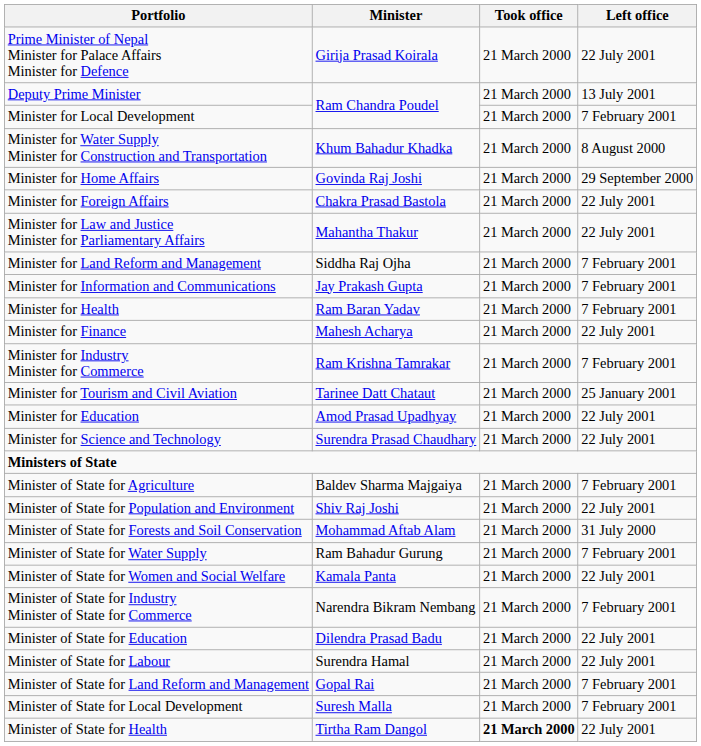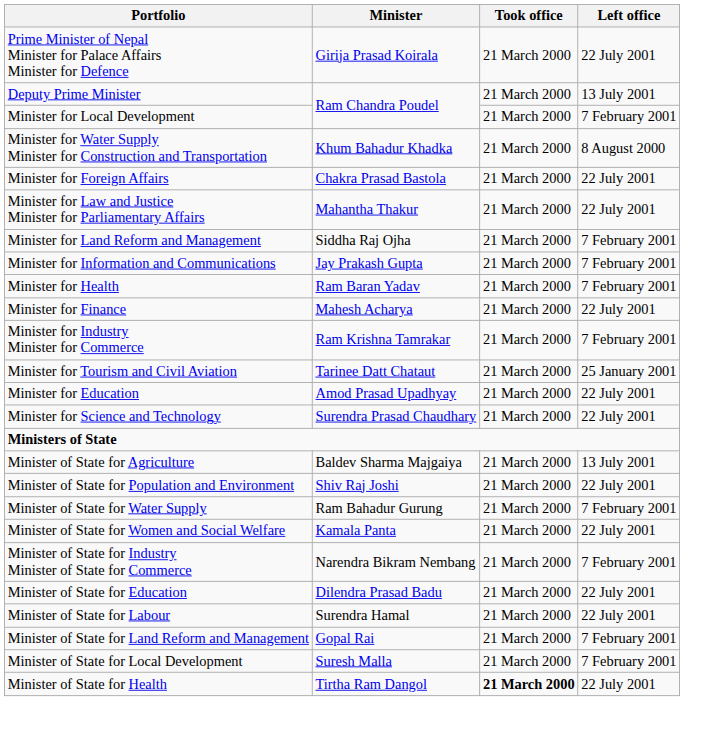- row: (83, 178)
(629, 485) 7 February 2001 -> (618, 462) 13 July 2001
- row: (155, 530)
